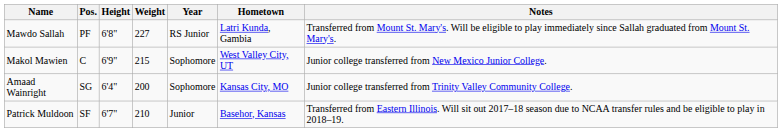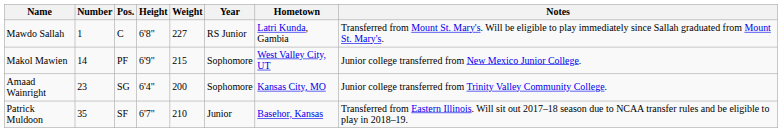+ column: (95, 12)
(85, 33) PF -> (120, 33) C
(83, 60) C -> (123, 60) PF
